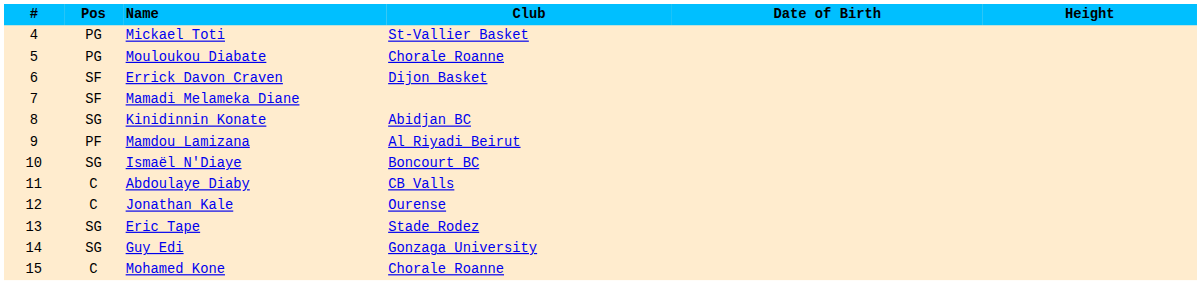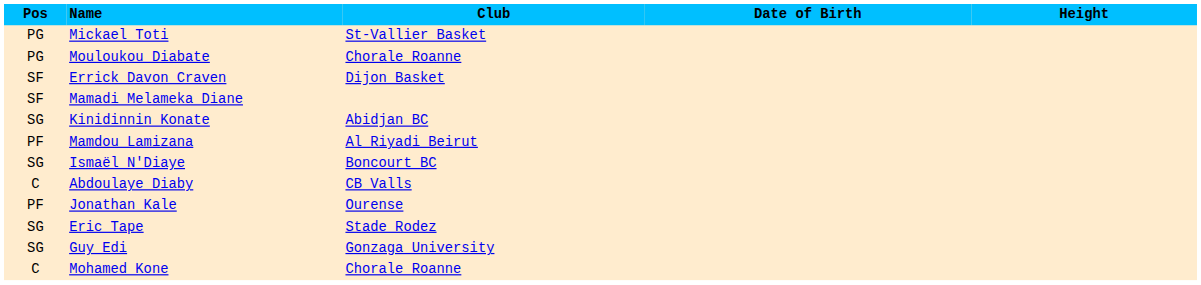- column: (34, 15)
(93, 206) C -> (35, 206) PF
